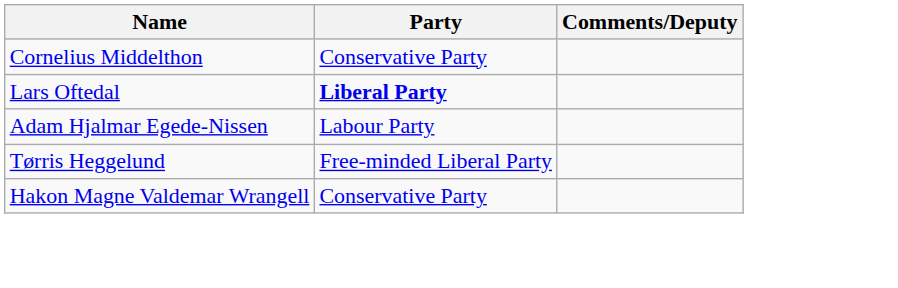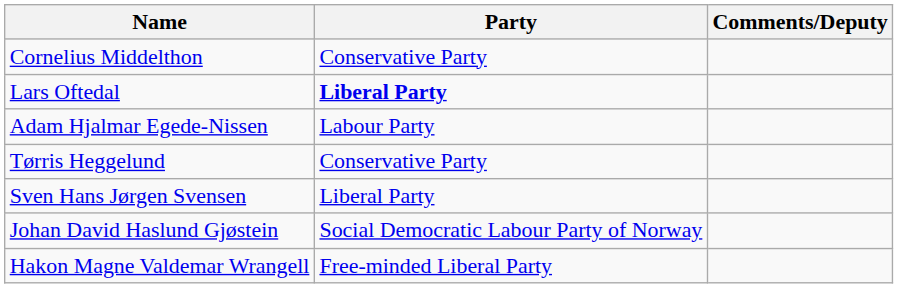(436, 160) Free-minded Liberal Party -> (403, 160) Conservative Party
+ row: (128, 195)
+ row: (144, 230)
(403, 195) Conservative Party -> (436, 265) Free-minded Liberal Party
